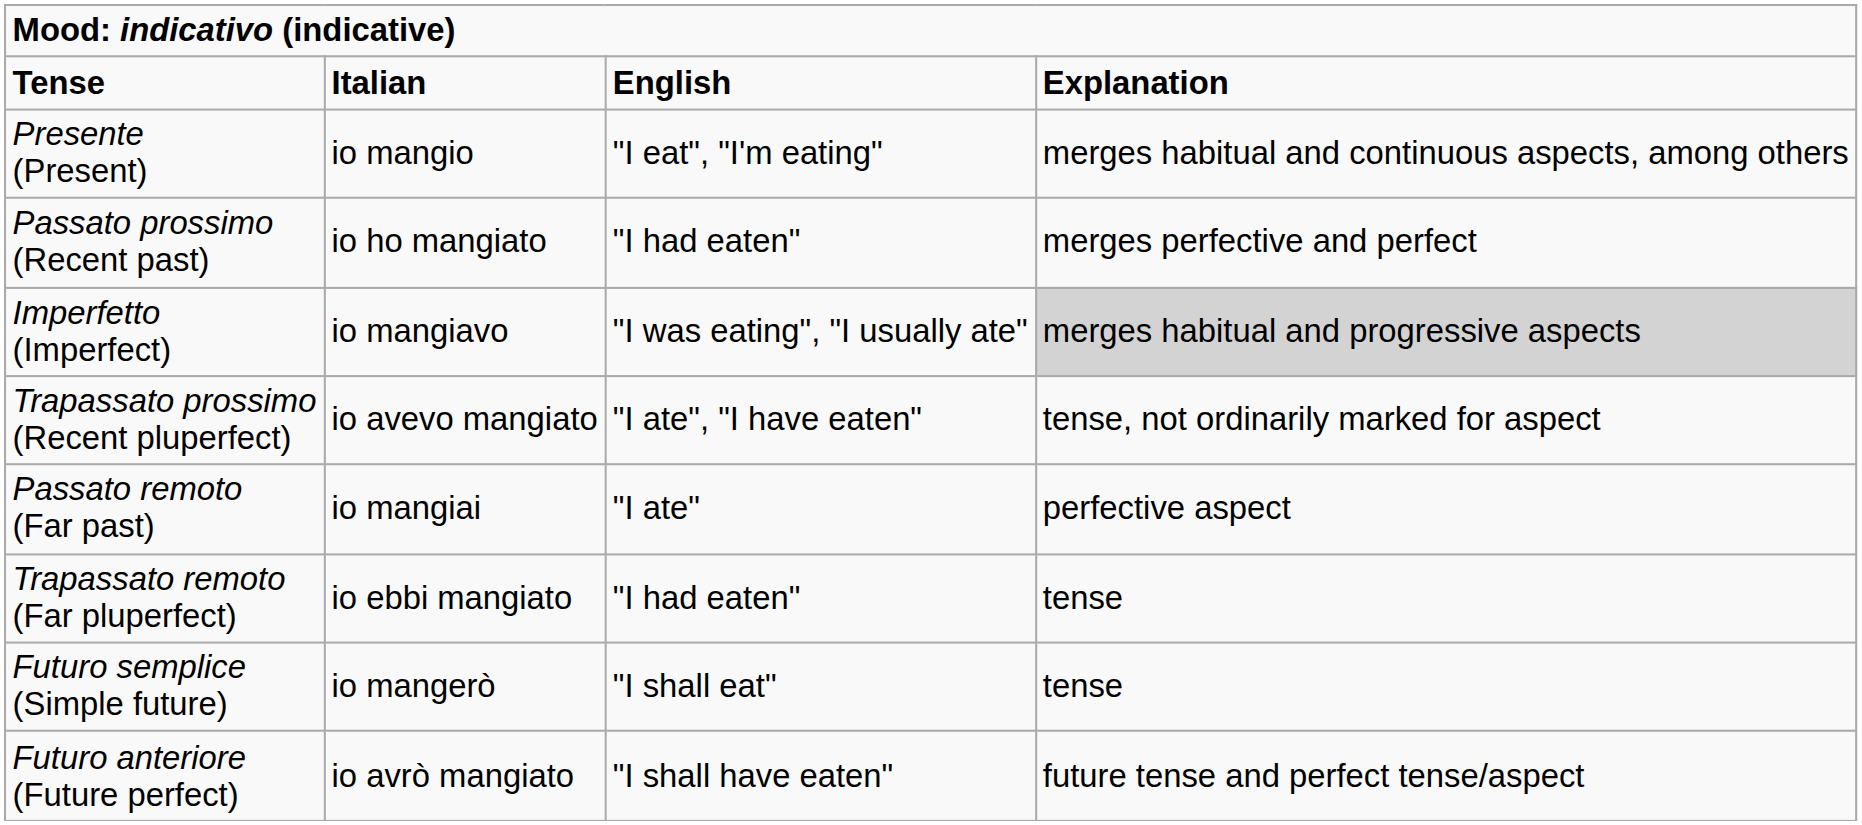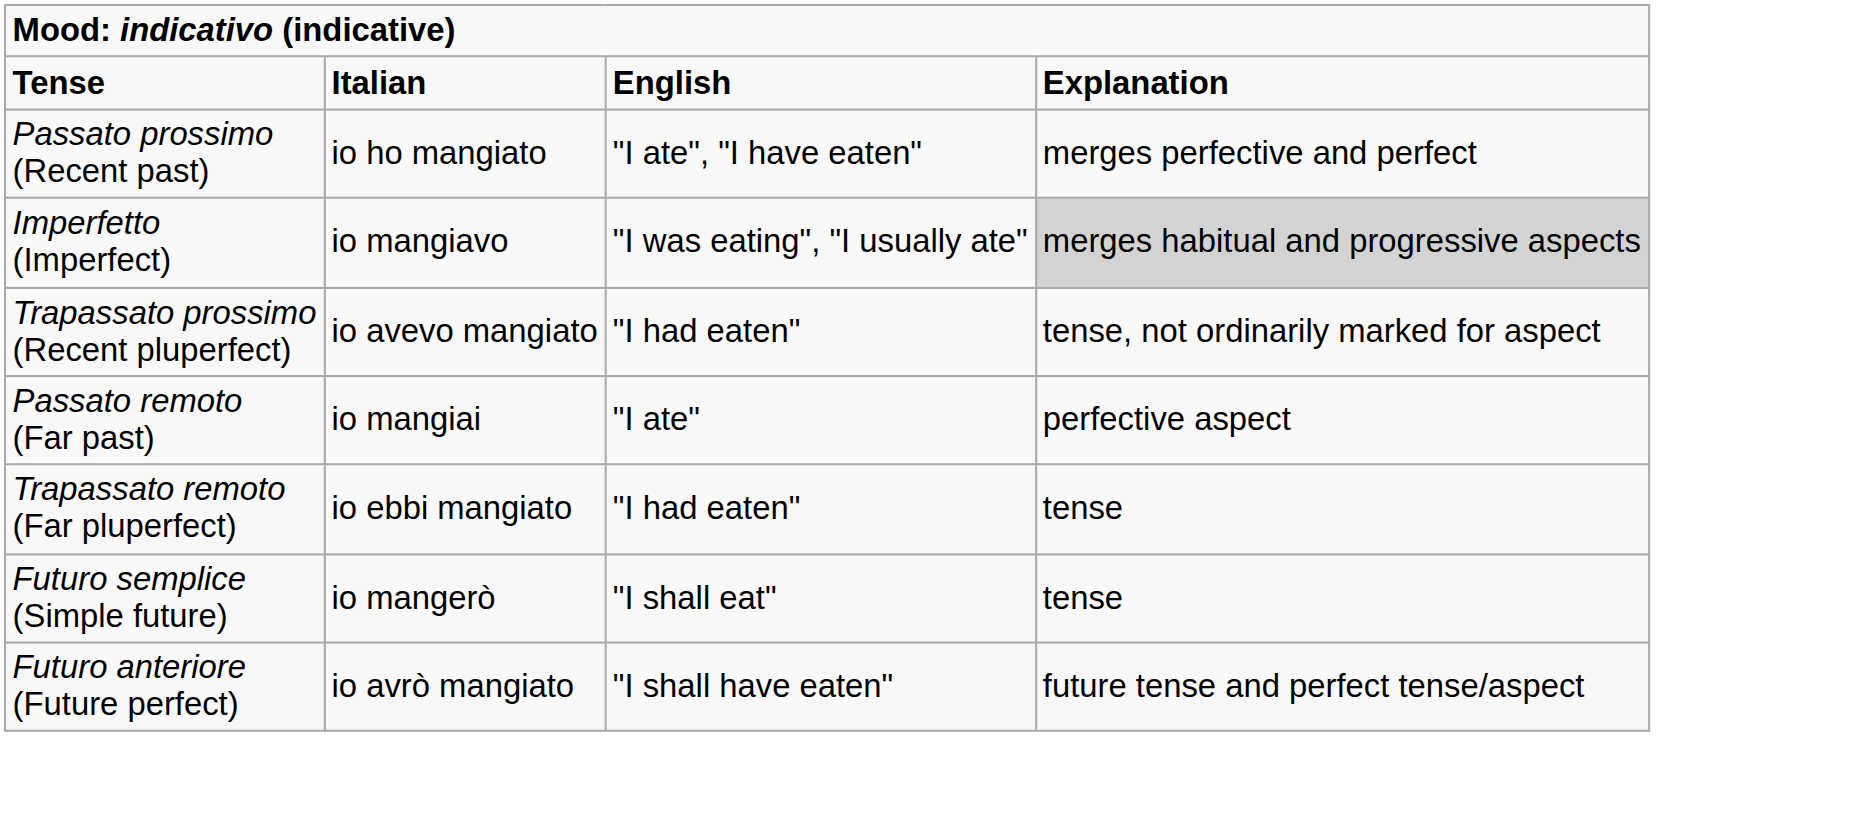- row: (80, 152)
(707, 241) "I had eaten" -> (767, 152) "I ate", "I have eaten"
(767, 419) "I ate", "I have eaten" -> (707, 330) "I had eaten"
